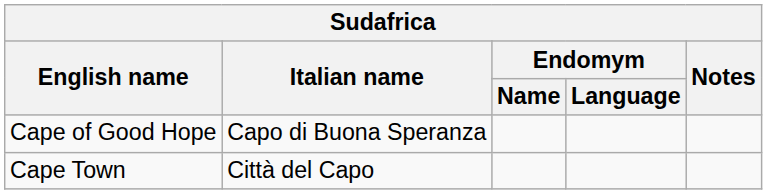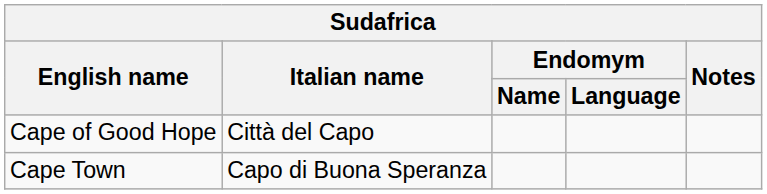(357, 133) Capo di Buona Speranza -> (301, 133) Città del Capo
(301, 170) Città del Capo -> (357, 170) Capo di Buona Speranza
